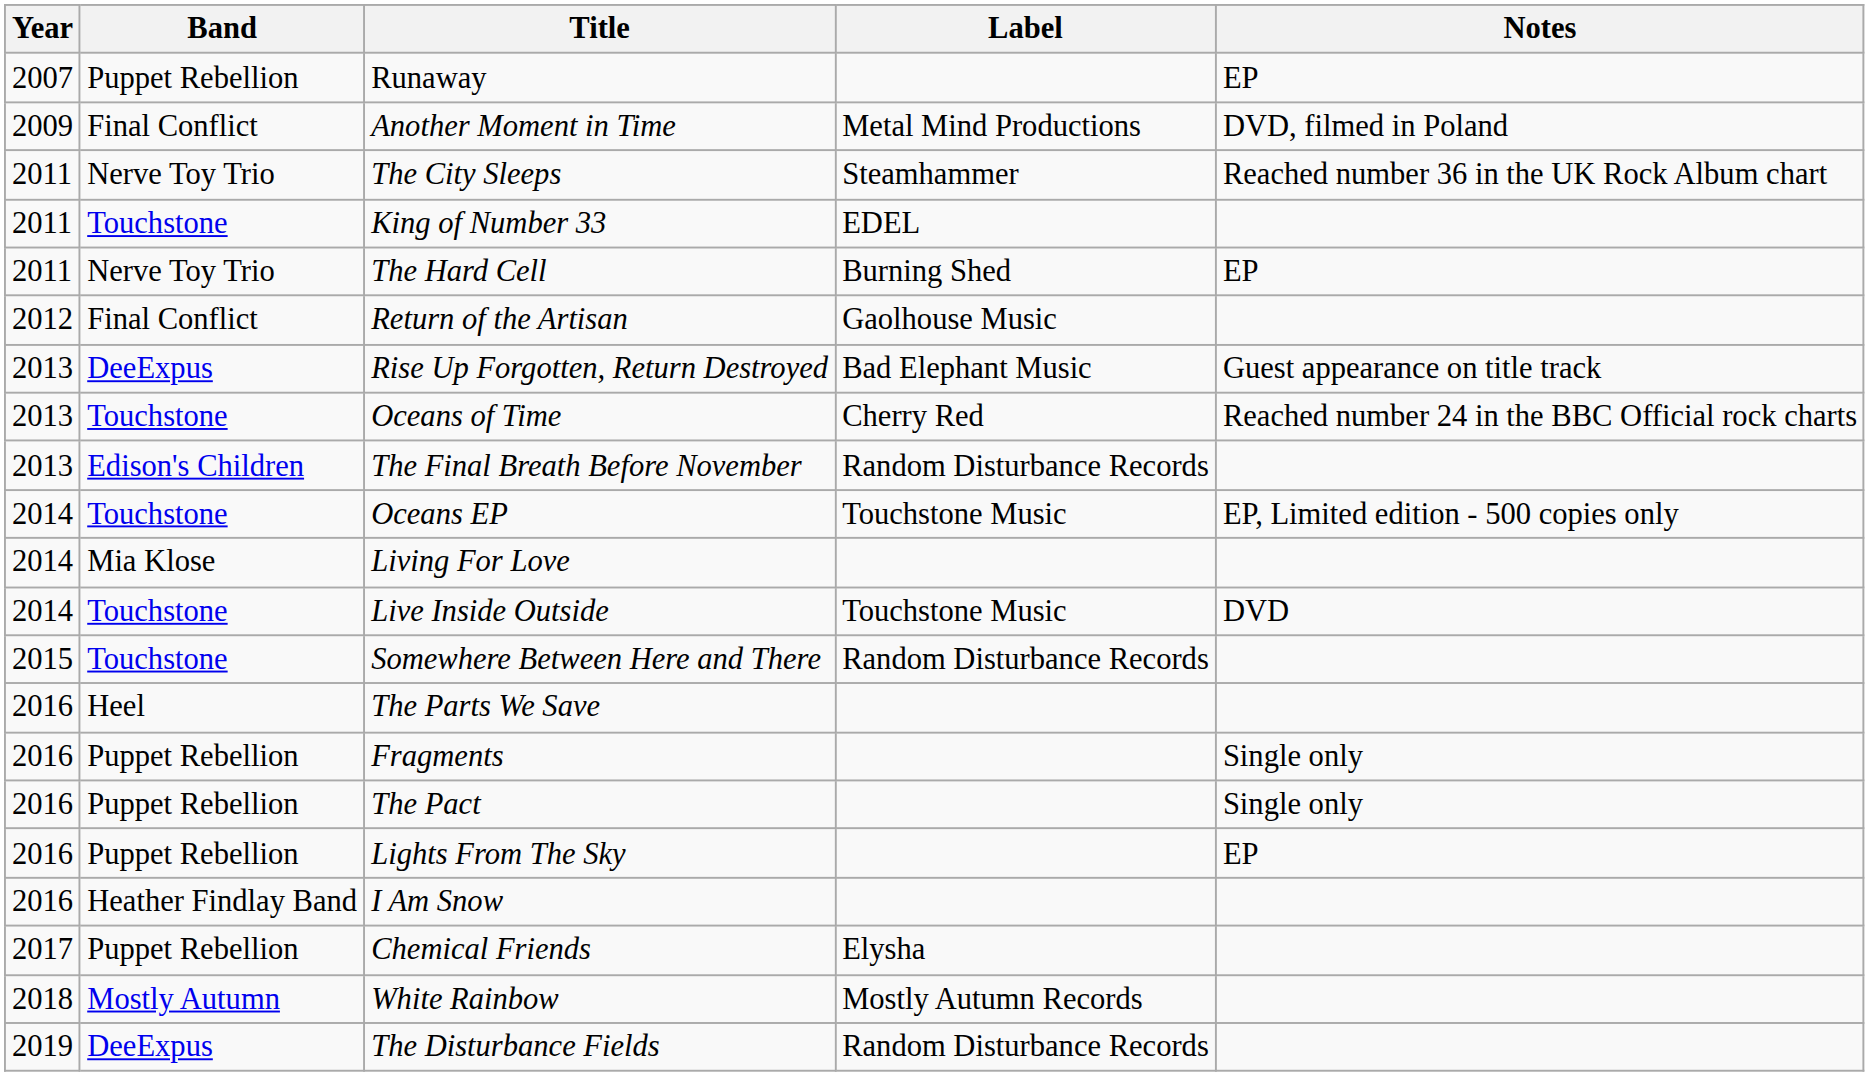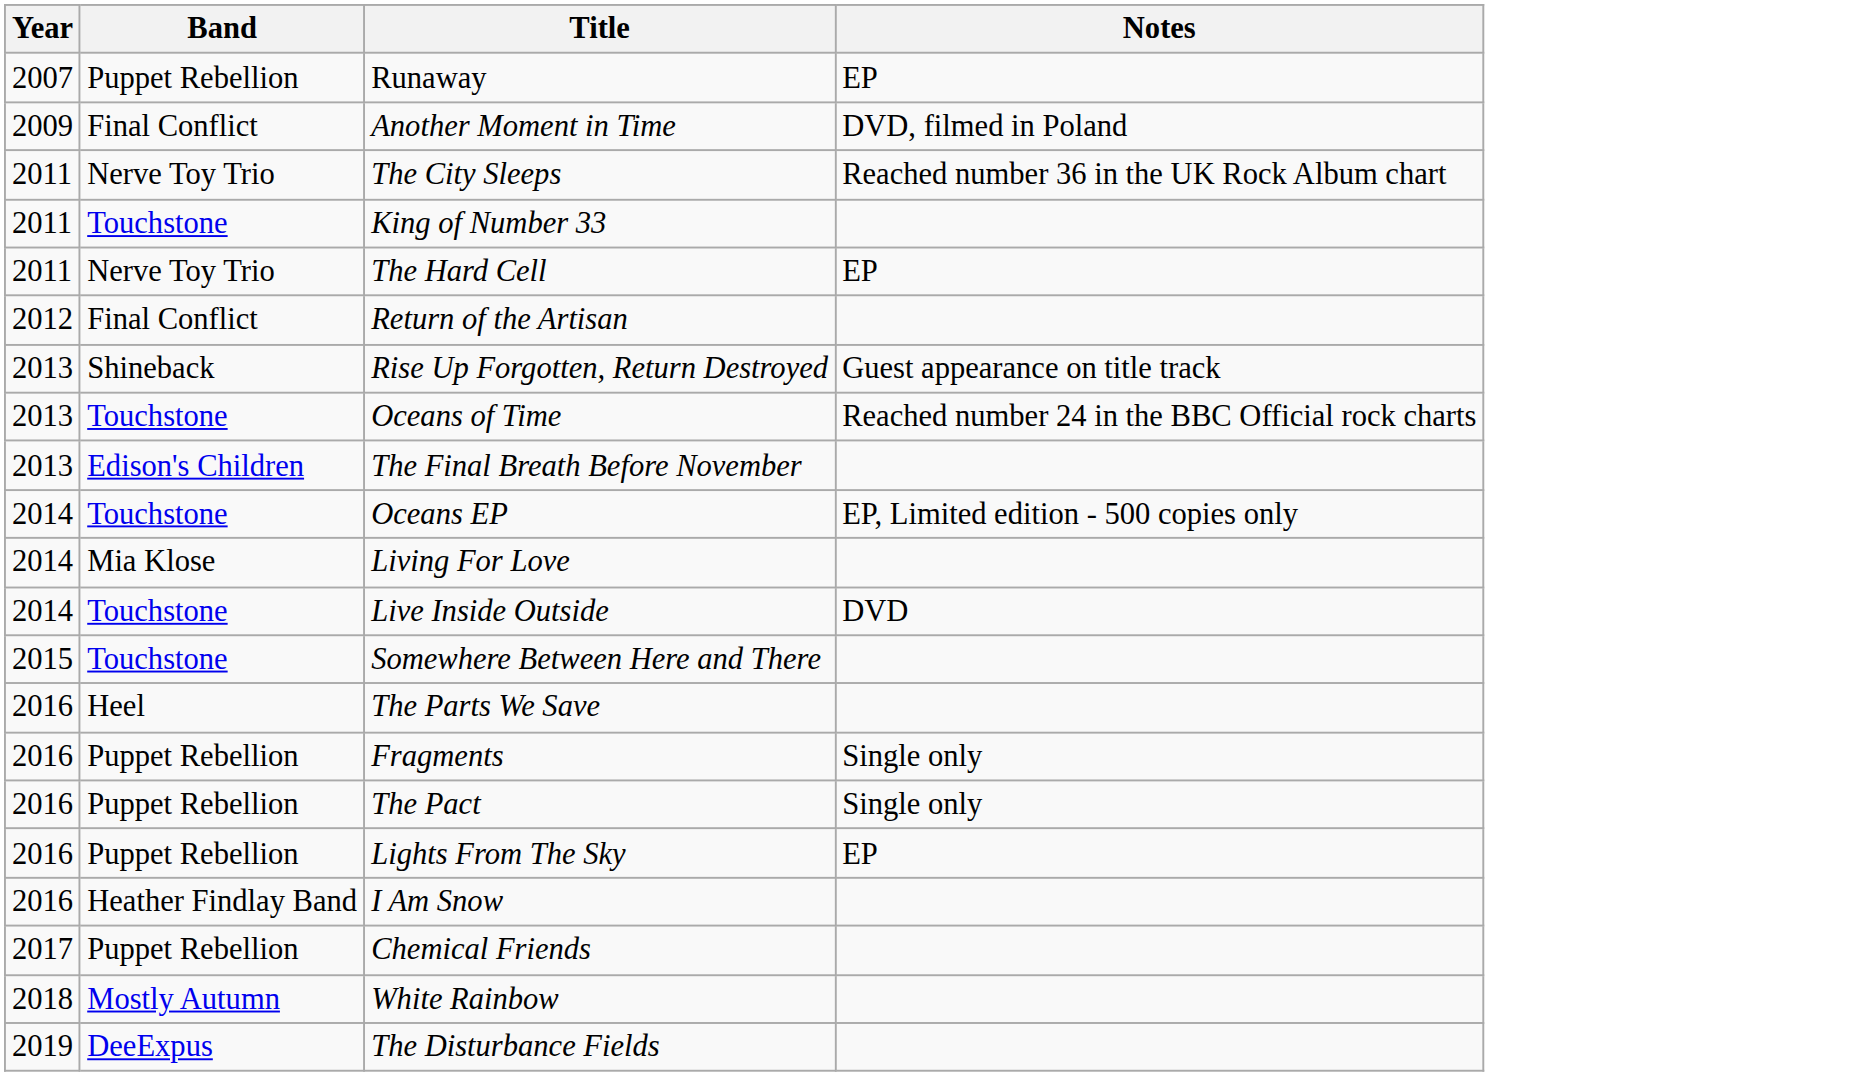- column: (1025, 28)
(150, 367) DeeExpus -> (151, 367) Shineback
